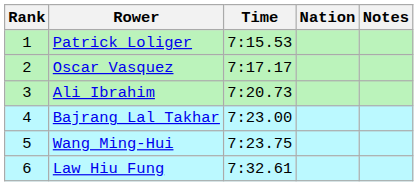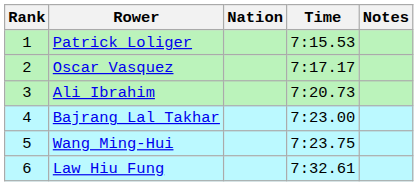columns swapped: (327, 17) <-> (260, 17)
